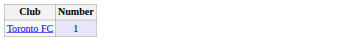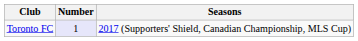+ column: (225, 12)
